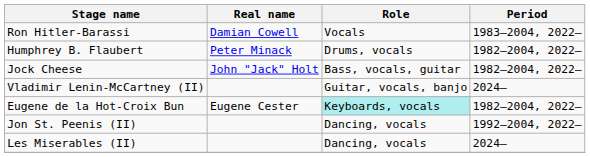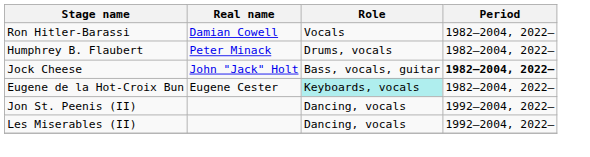(527, 32) 1983–2004, 2022– -> (500, 32) 1982–2004, 2022–
(527, 69) normal -> (500, 69) bold
- row: (106, 87)
(490, 143) 2024– -> (500, 124) 1992–2004, 2022–
